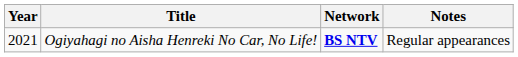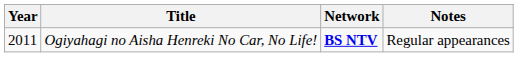(23, 39) 2021 -> (22, 39) 2011
